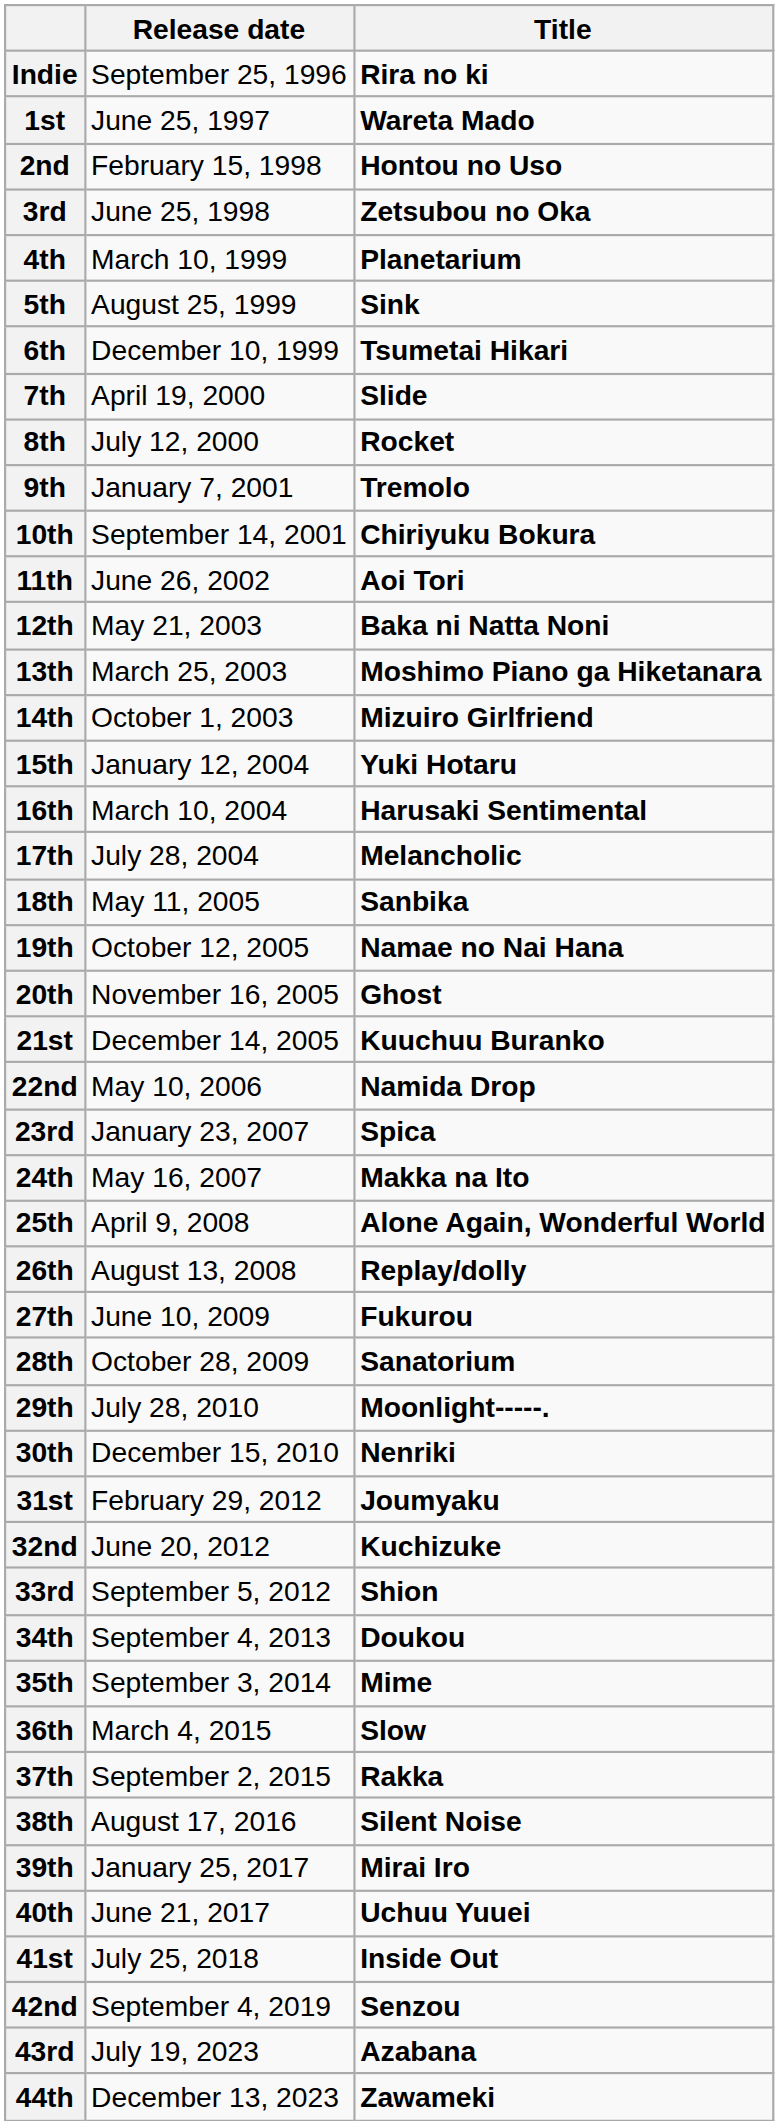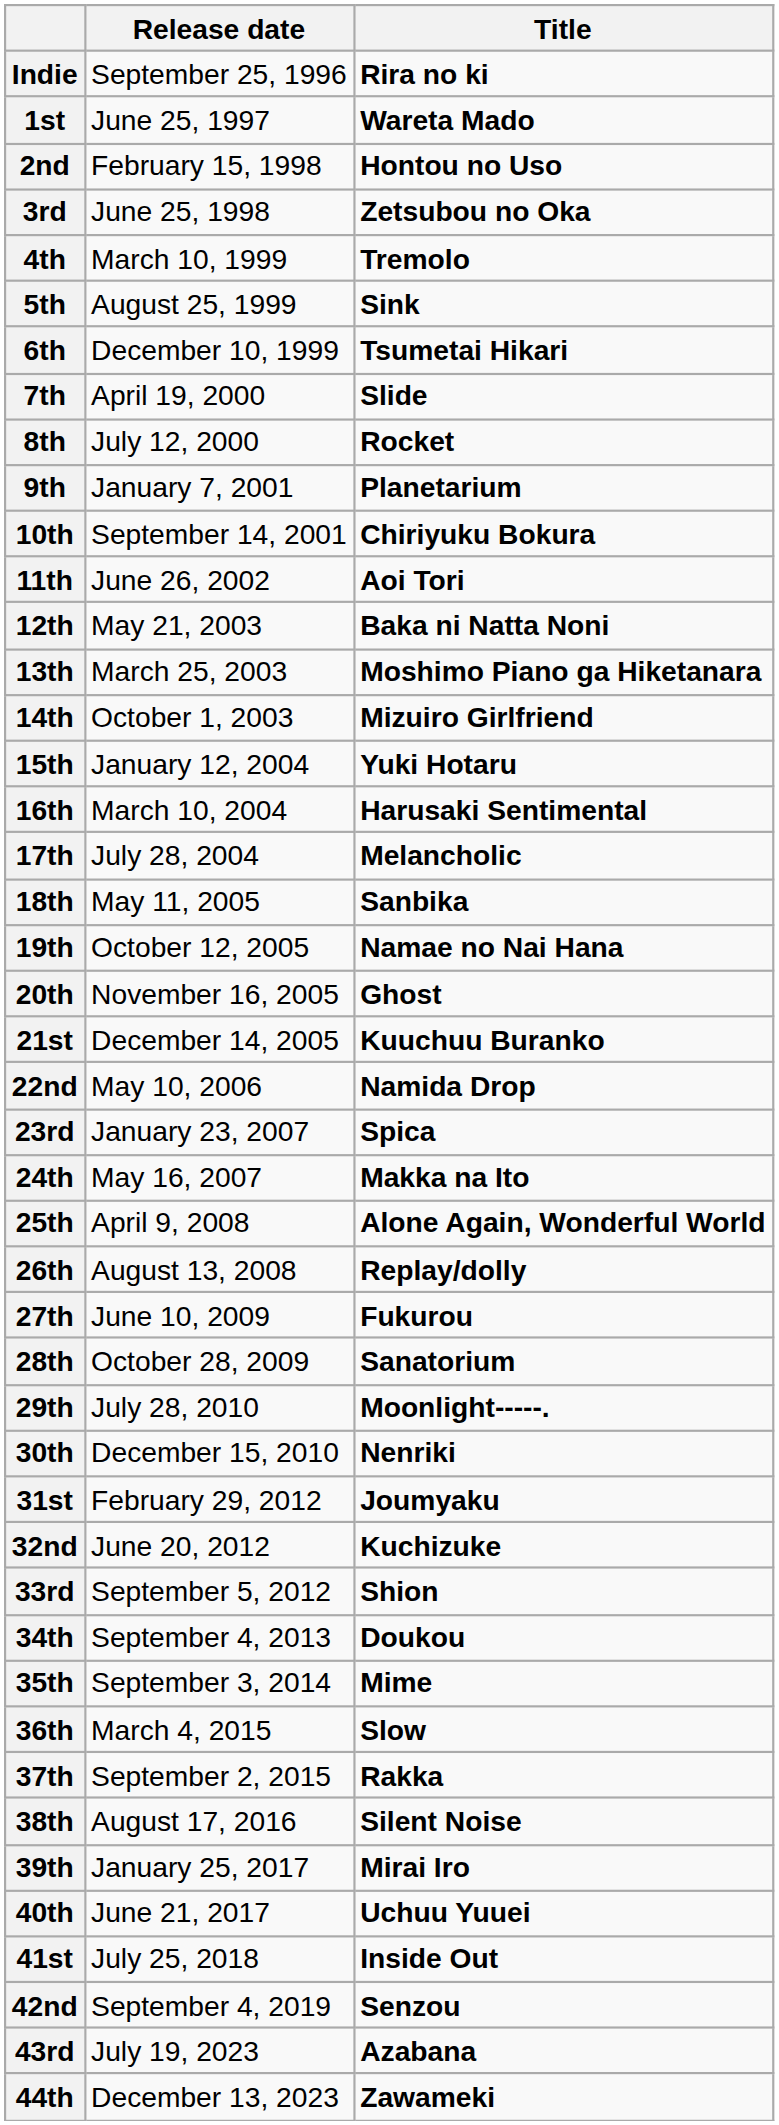(441, 258) Planetarium -> (415, 258) Tremolo
(415, 488) Tremolo -> (441, 488) Planetarium
